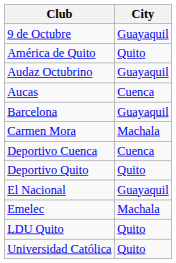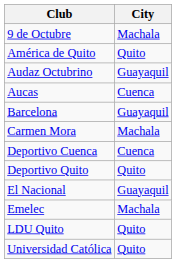(143, 33) Guayaquil -> (138, 33) Machala
